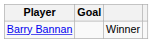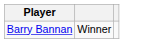- column: (89, 13)
